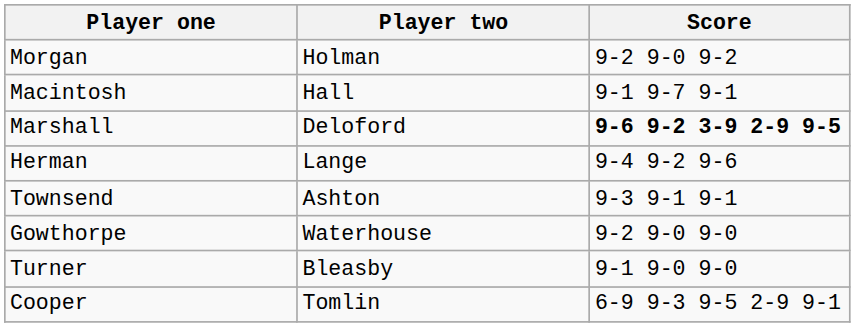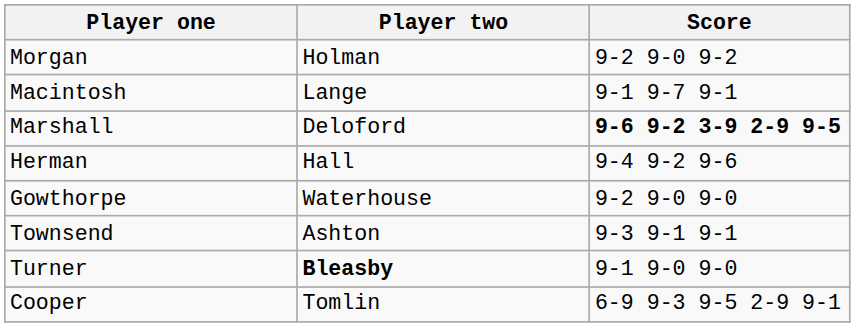(328, 93) Hall -> (335, 93) Lange
(335, 163) Lange -> (328, 163) Hall
rows swapped: (68, 233) <-> (62, 198)
(348, 269) normal -> (348, 269) bold
